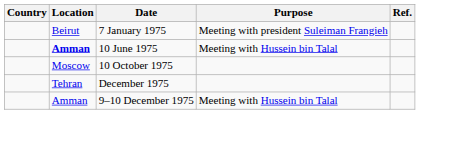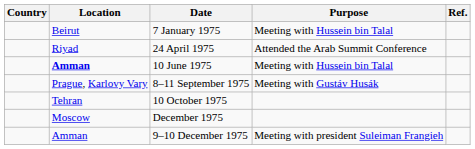(293, 30) Meeting with president Suleiman Frangieh -> (324, 30) Meeting with Hussein bin Talal
+ row: (183, 48)
+ row: (201, 83)
(71, 65) Moscow -> (67, 100) Tehran
(67, 83) Tehran -> (71, 118) Moscow
(268, 100) Meeting with Hussein bin Talal -> (349, 135) Meeting with president Suleiman Frangieh
